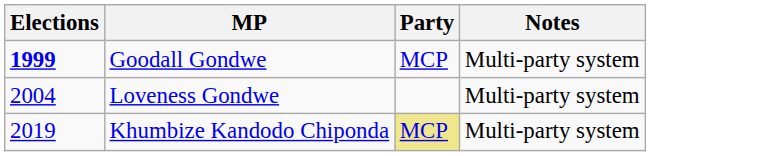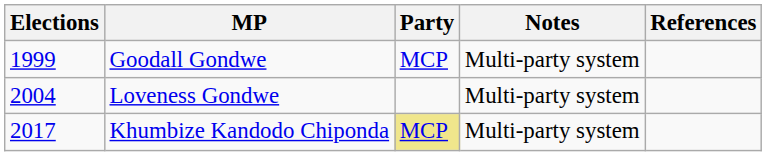+ column: (703, 22)
(33, 58) bold -> (33, 58) normal
(33, 131) 2019 -> (33, 131) 2017
